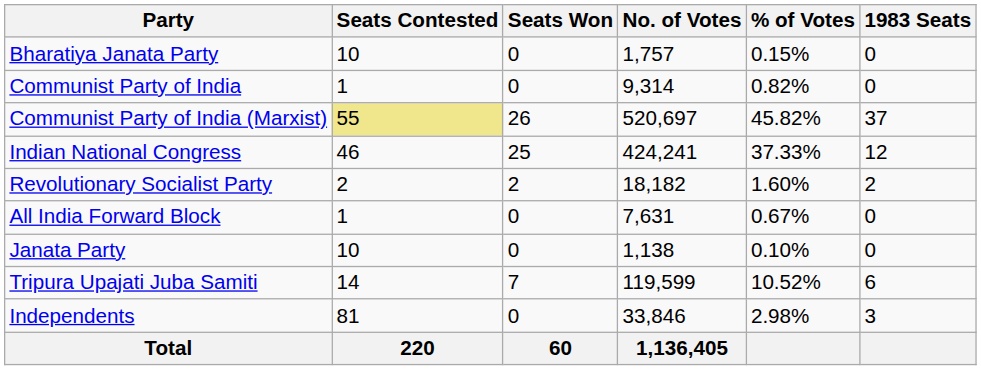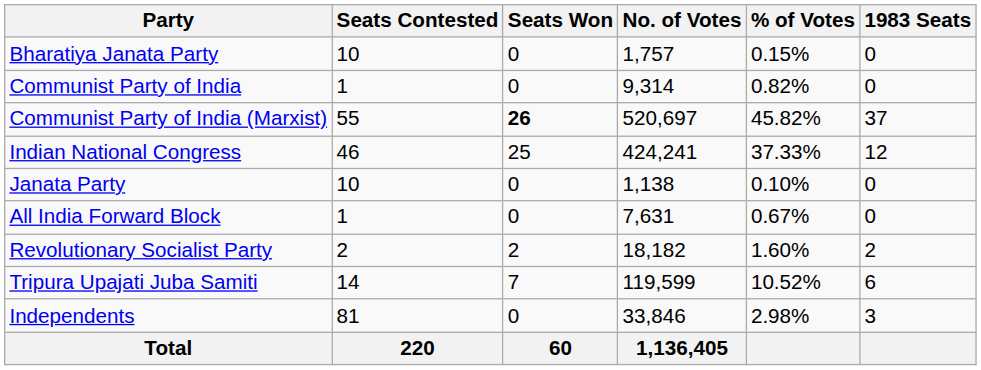(348, 119) khaki background -> (348, 119) no background
(519, 119) normal -> (519, 119) bold
rows swapped: (67, 250) <-> (141, 184)
